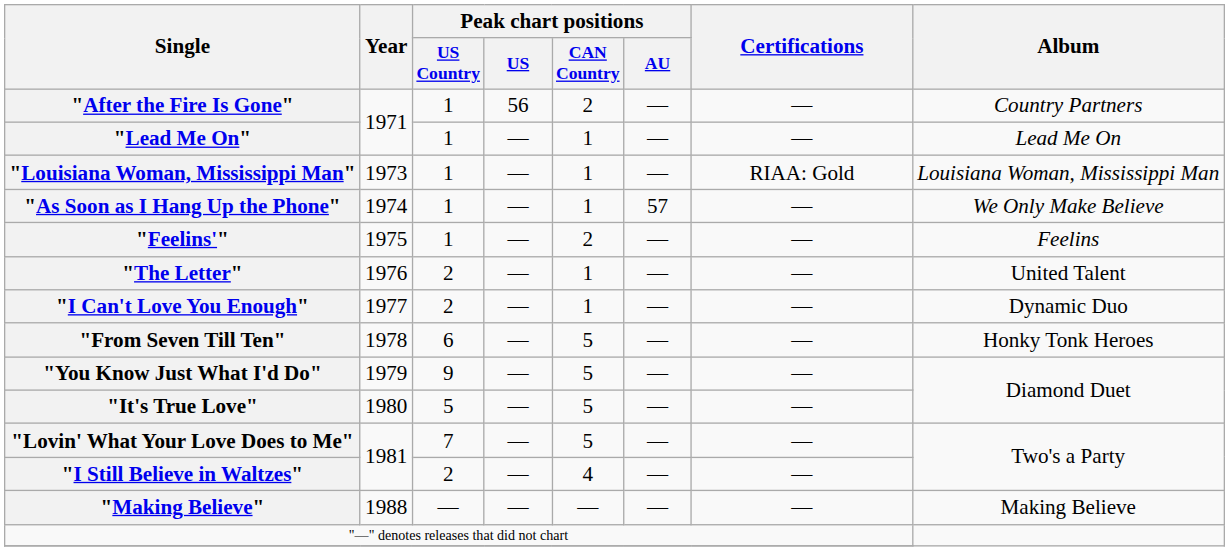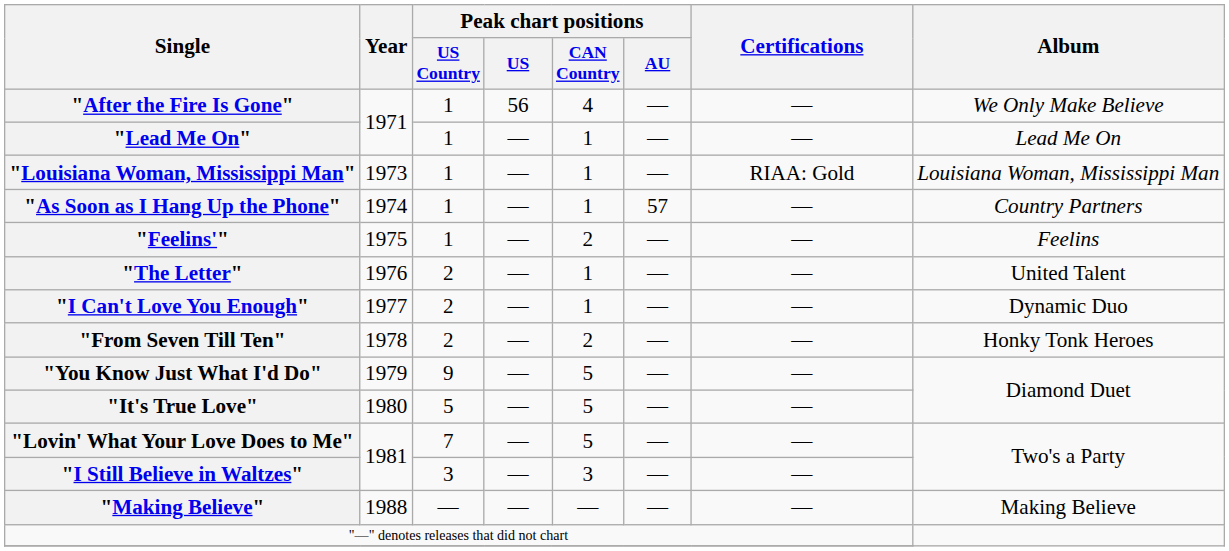(588, 105) 2 -> (588, 105) 4
(1068, 105) Country Partners -> (1068, 105) We Only Make Believe
(1068, 205) We Only Make Believe -> (1068, 205) Country Partners
(448, 339) 6 -> (448, 339) 2
(588, 339) 5 -> (588, 339) 2
(448, 473) 2 -> (448, 473) 3
(588, 473) 4 -> (588, 473) 3
